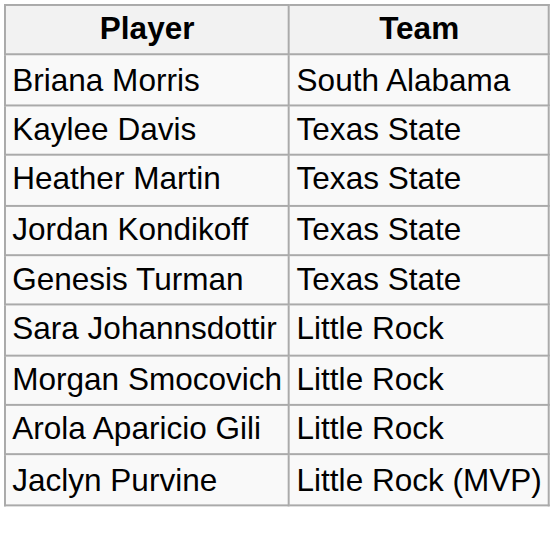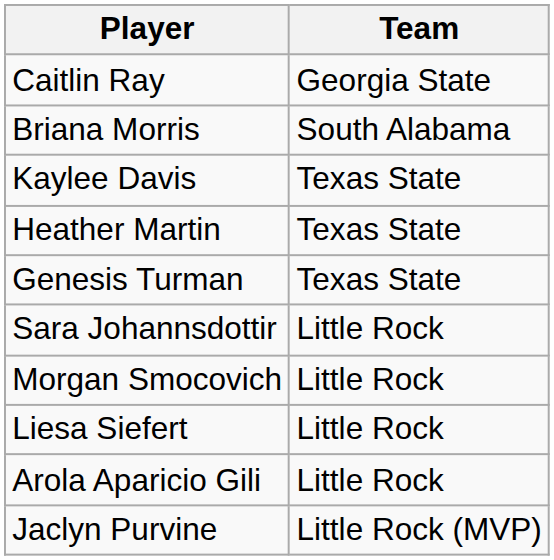+ row: (88, 79)
- row: (130, 229)
+ row: (100, 429)
